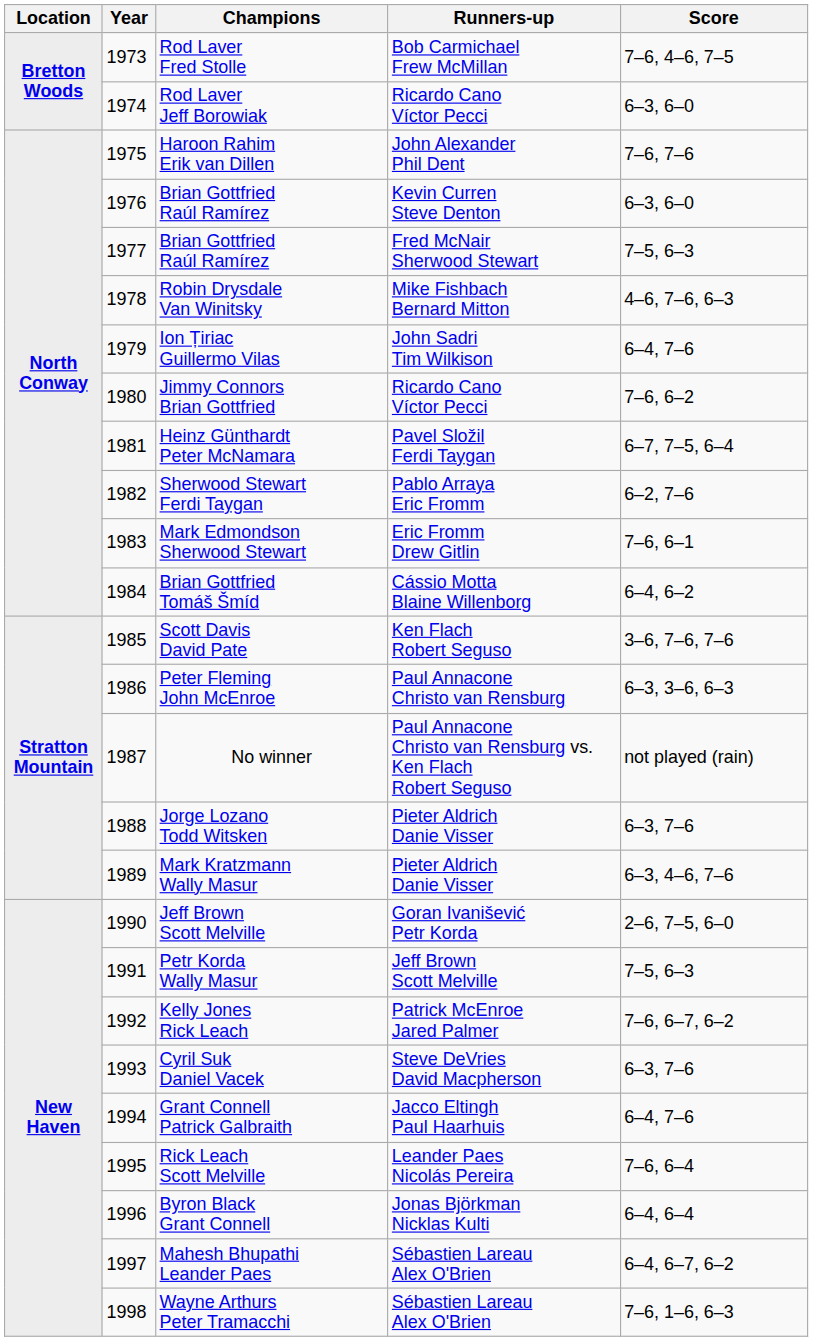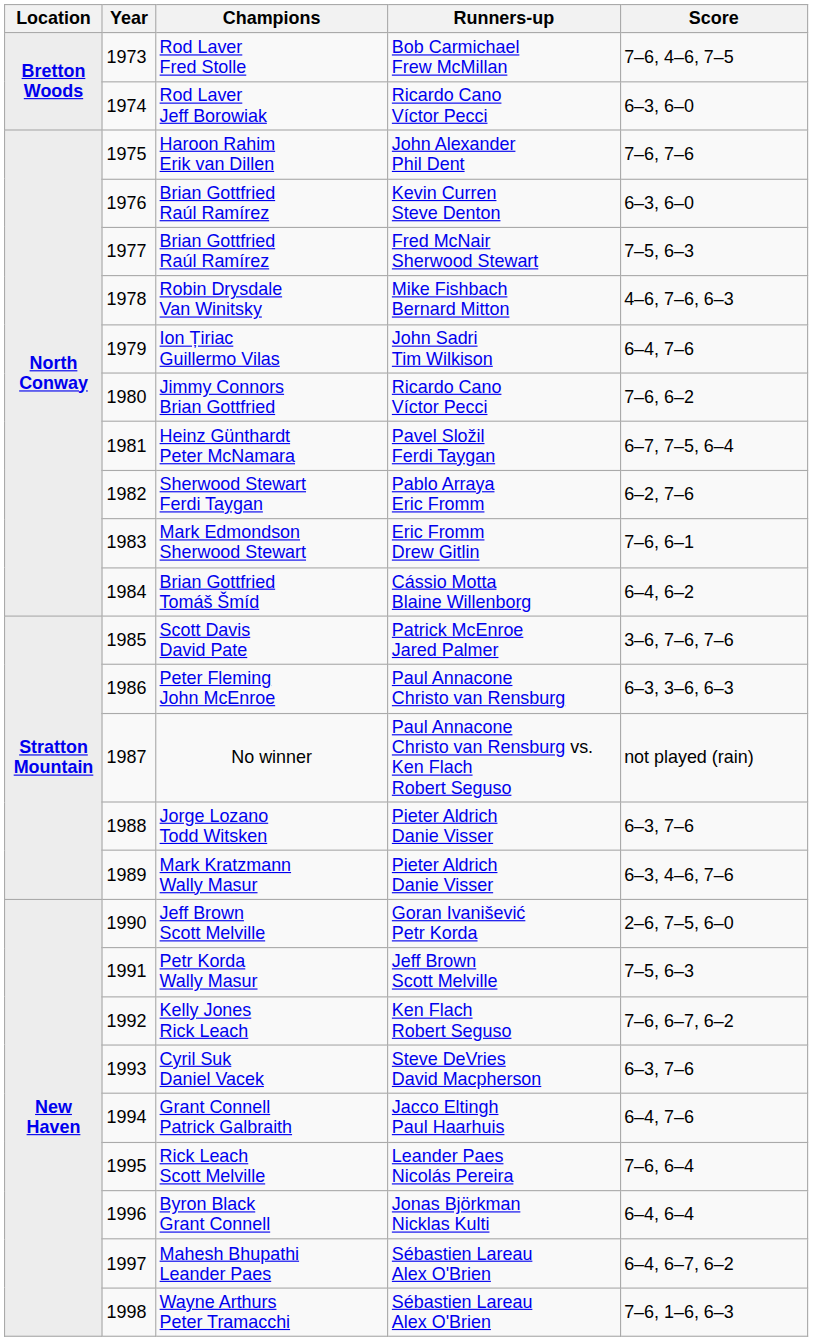(452, 640) Ken Flach Robert Seguso -> (458, 640) Patrick McEnroe Jared Palmer
(458, 1020) Patrick McEnroe Jared Palmer -> (452, 1020) Ken Flach Robert Seguso
